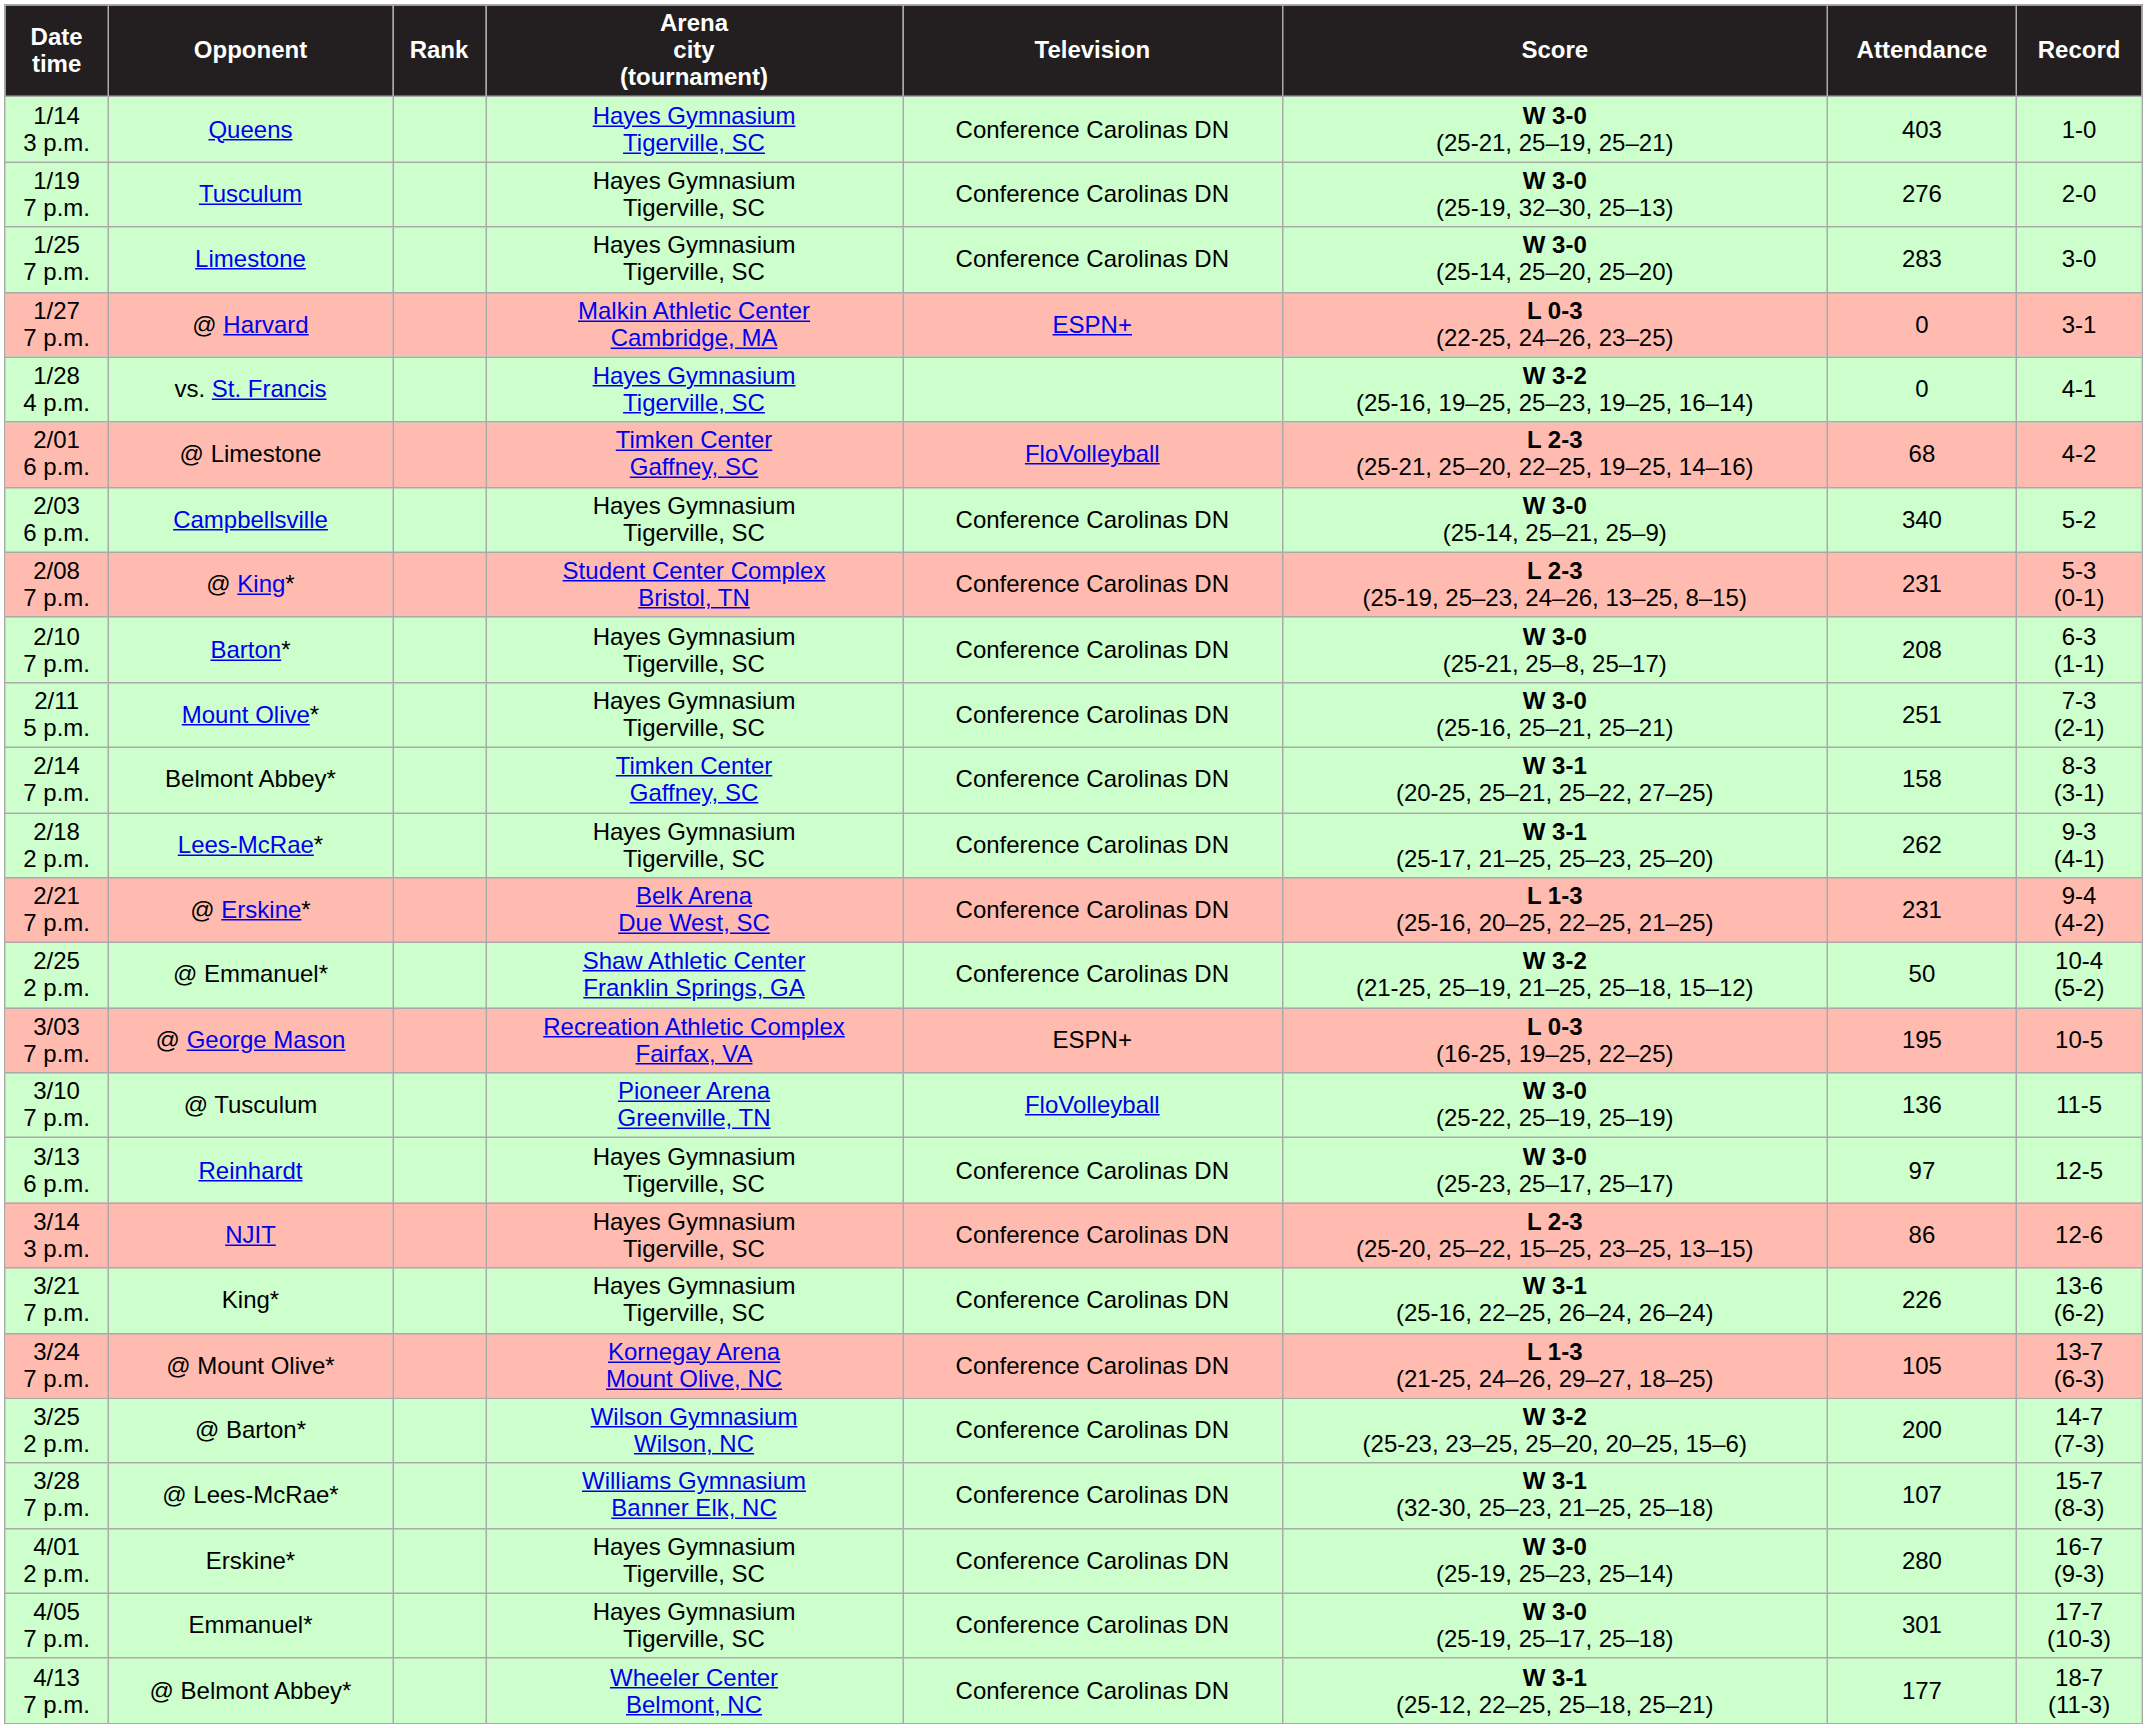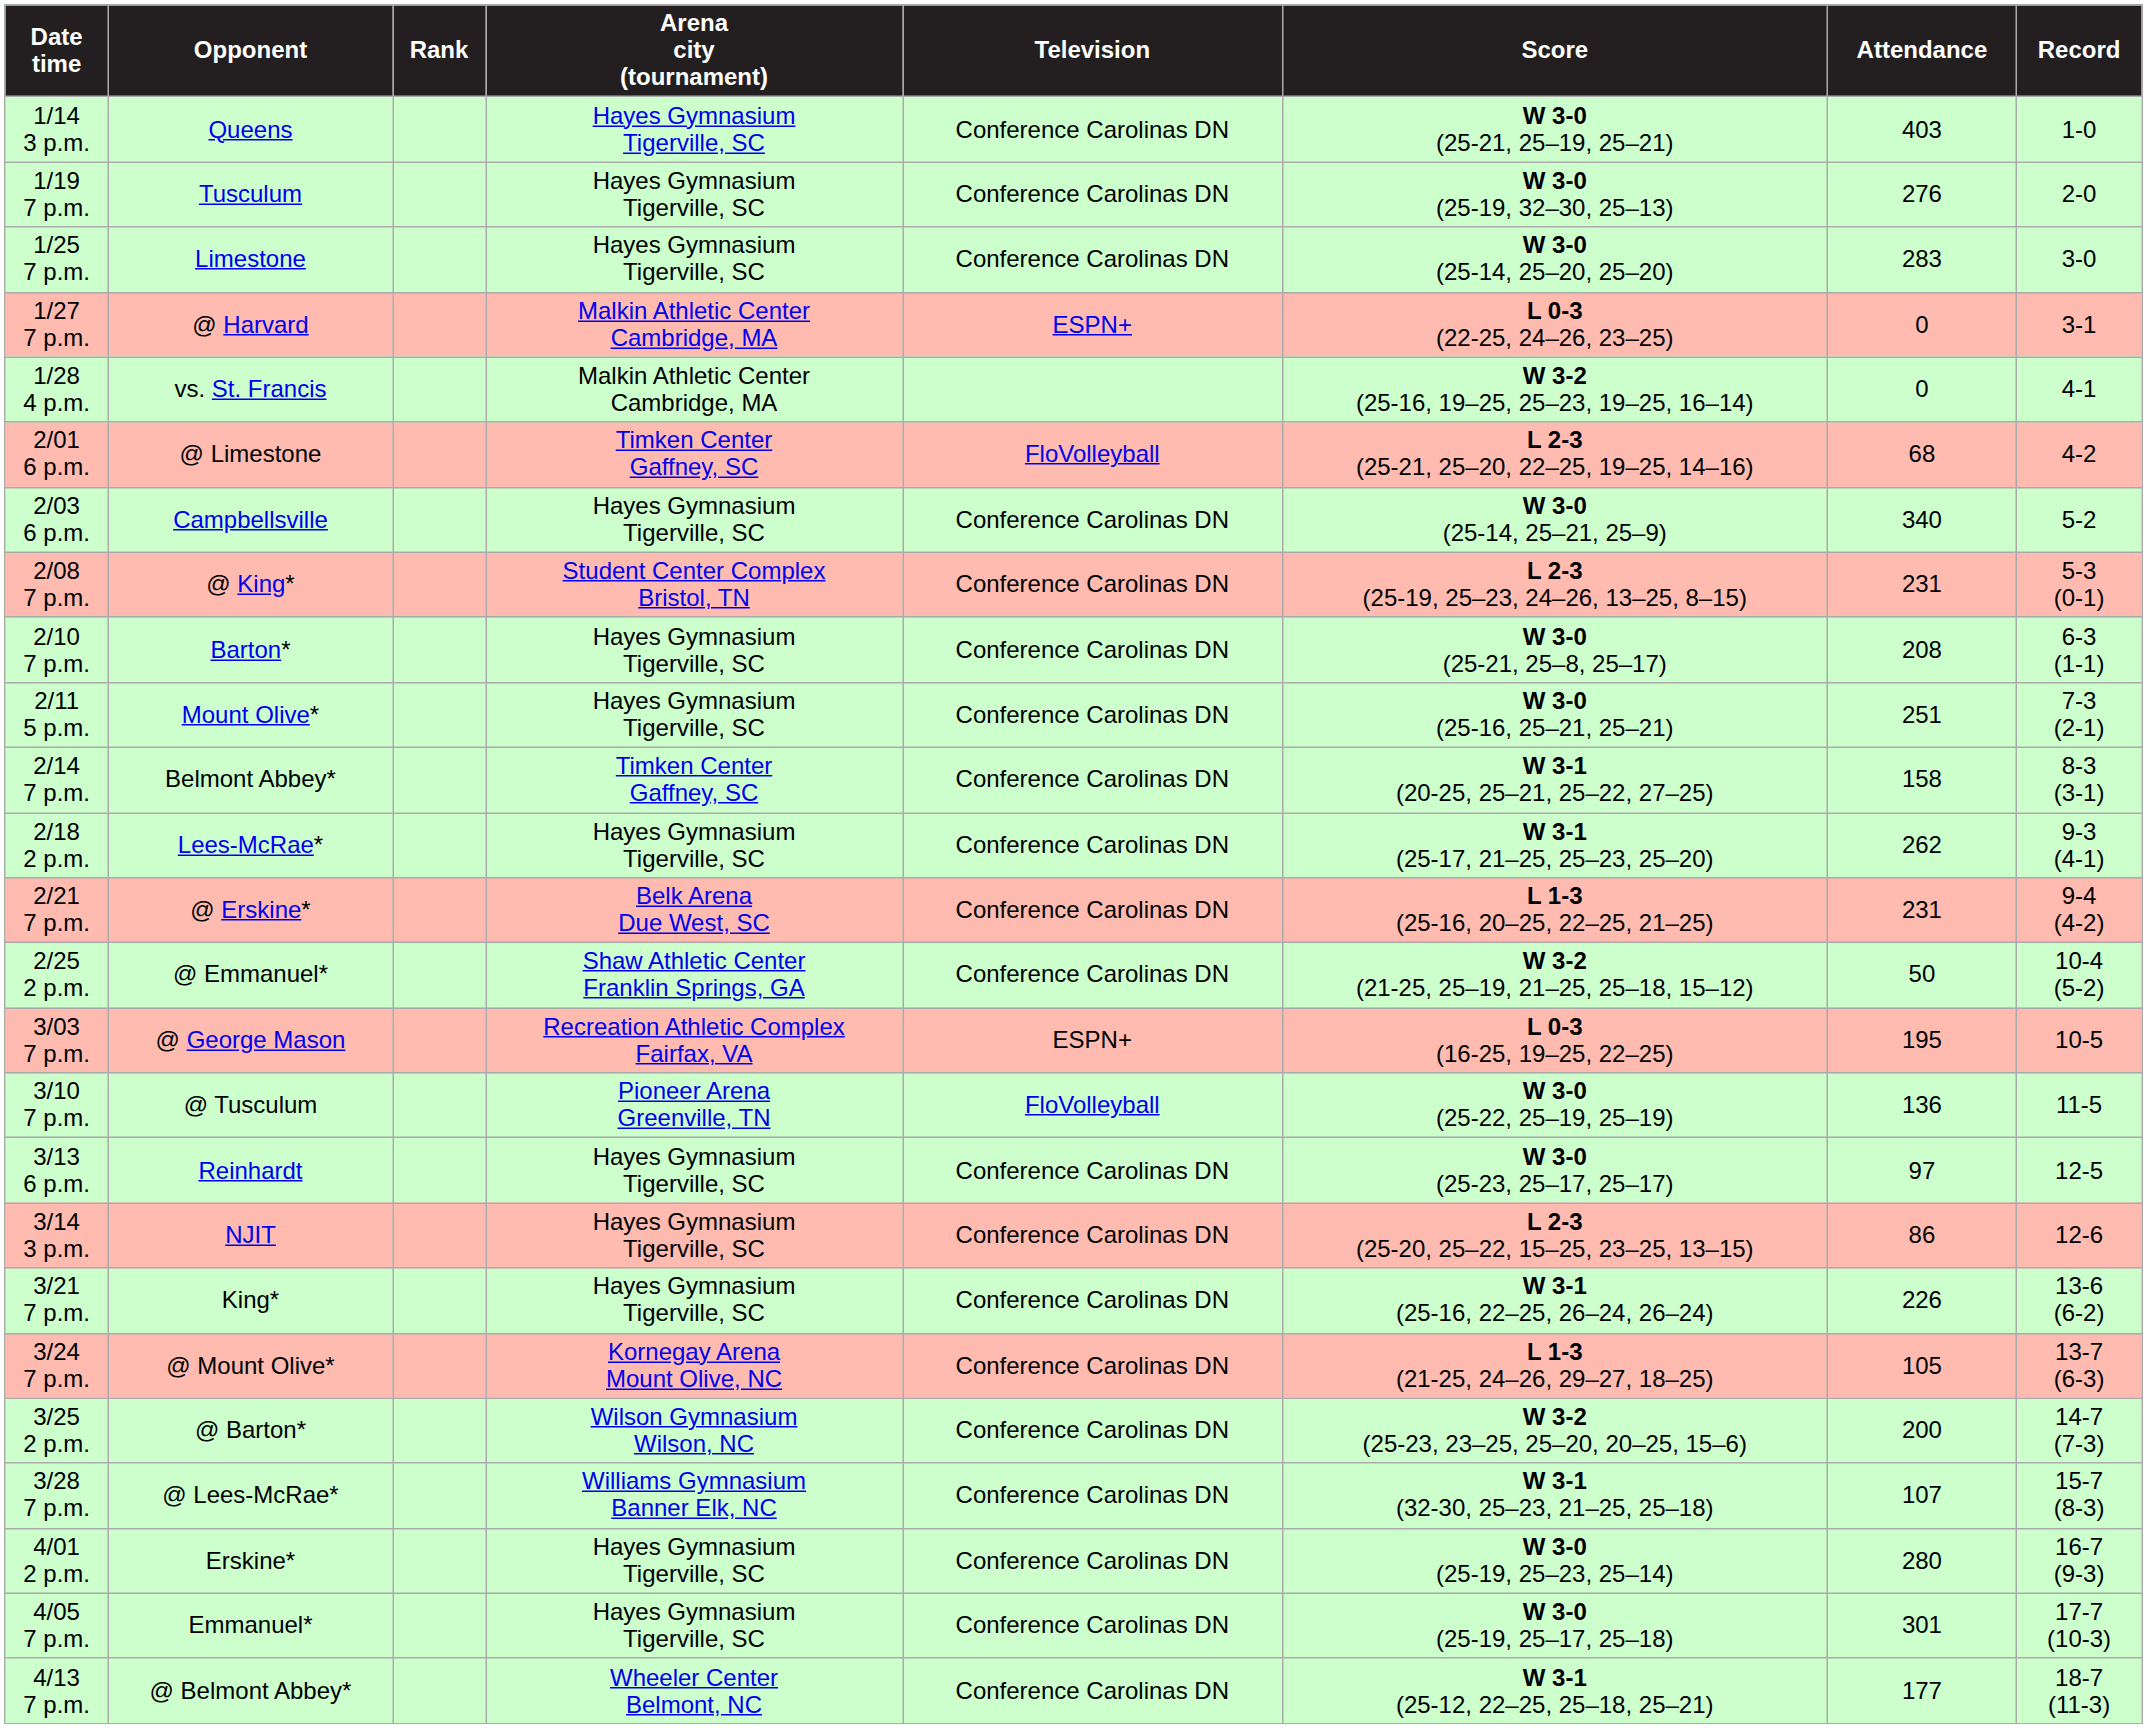(694, 389) Hayes Gymnasium Tigerville, SC -> (694, 389) Malkin Athletic Center Cambridge, MA
